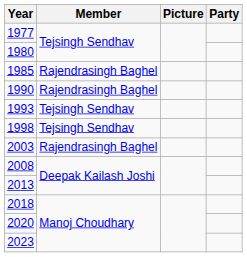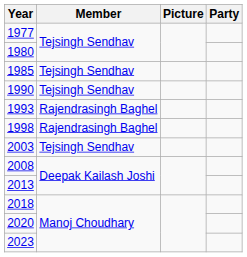(98, 71) Rajendrasingh Baghel -> (87, 71) Tejsingh Sendhav
(98, 90) Rajendrasingh Baghel -> (87, 90) Tejsingh Sendhav
(87, 109) Tejsingh Sendhav -> (98, 109) Rajendrasingh Baghel
(87, 128) Tejsingh Sendhav -> (98, 128) Rajendrasingh Baghel
(98, 147) Rajendrasingh Baghel -> (87, 147) Tejsingh Sendhav
